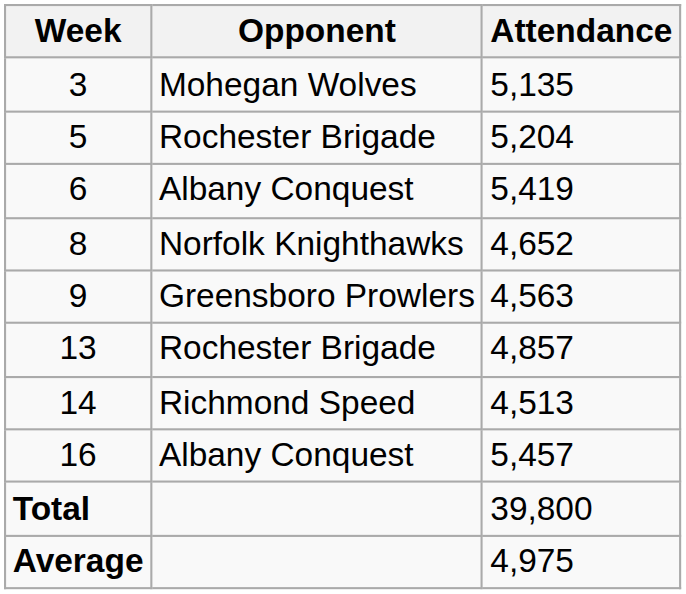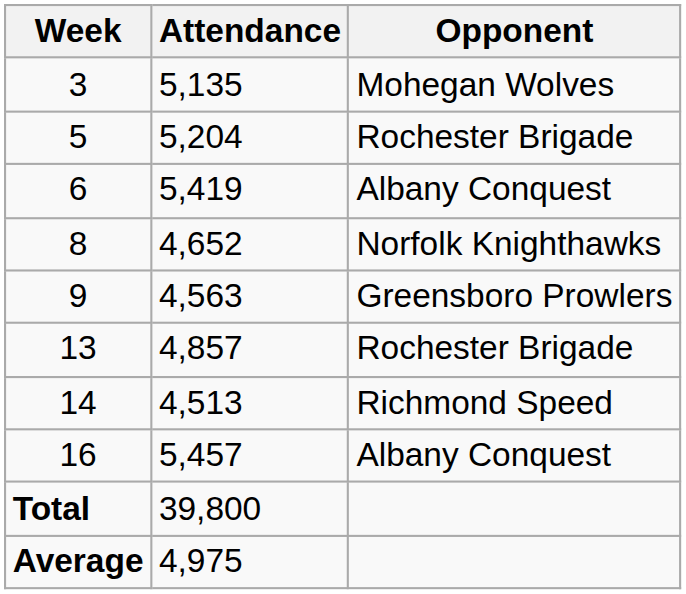columns swapped: (317, 31) <-> (581, 31)
